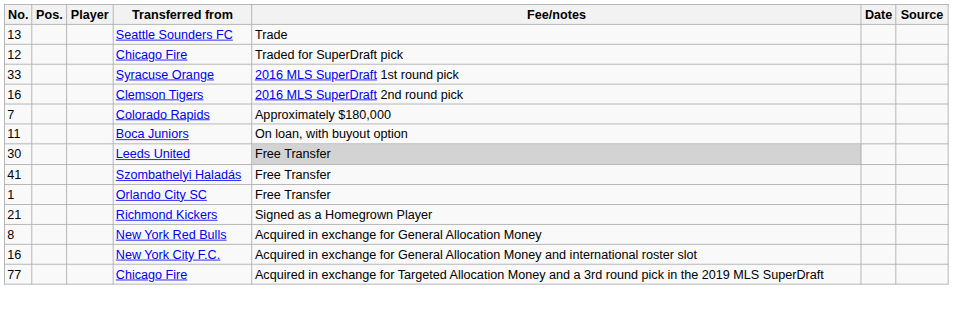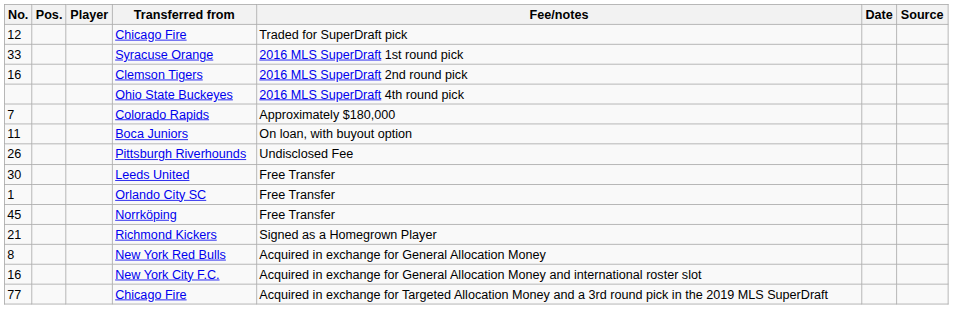- row: (14, 35)
+ row: (18, 94)
+ row: (14, 154)
(293, 154) lightgrey background -> (297, 174) no background
- row: (14, 174)
+ row: (14, 214)
